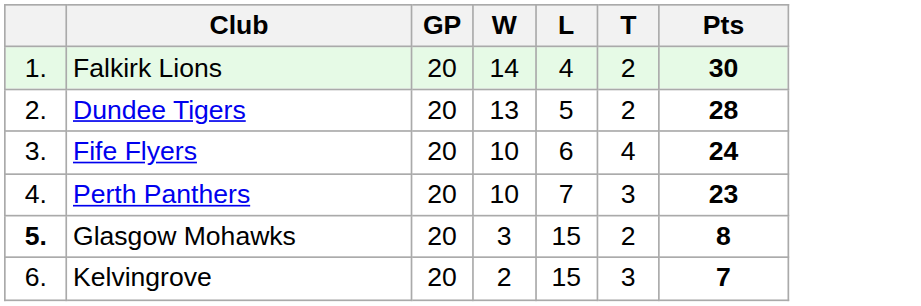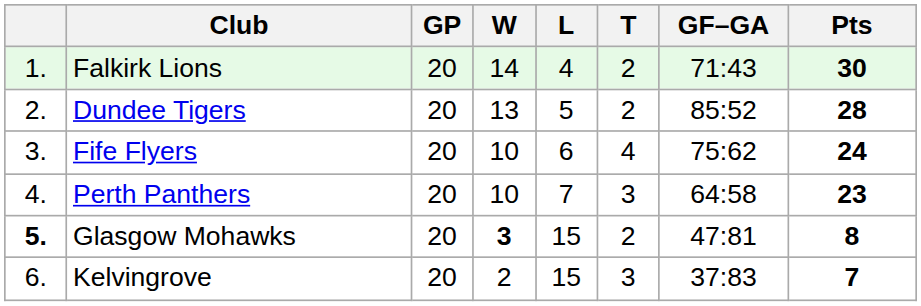+ column: (724, 25)
(504, 236) normal -> (504, 236) bold
